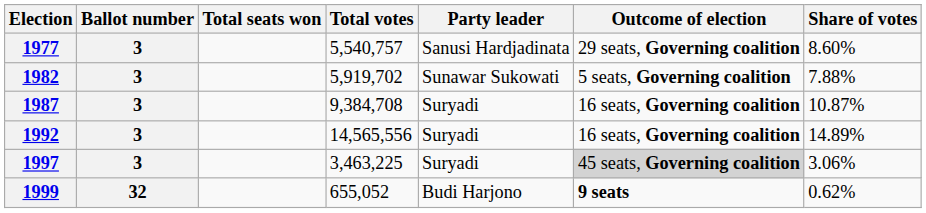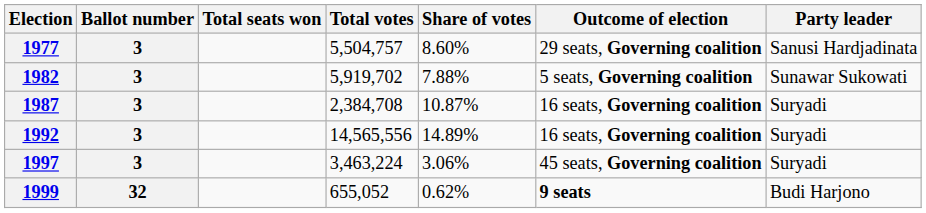columns swapped: (863, 18) <-> (496, 18)
(366, 47) 5,540,757 -> (366, 47) 5,504,757
(366, 105) 9,384,708 -> (366, 105) 2,384,708
(366, 163) 3,463,225 -> (366, 163) 3,463,224
(689, 163) lightgrey background -> (651, 163) no background
